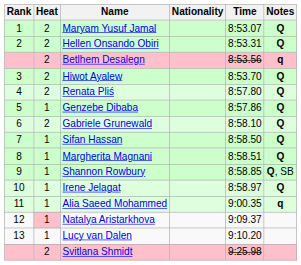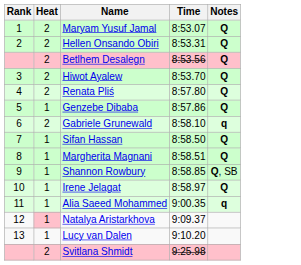- column: (198, 12)
(280, 60) q -> (224, 60) Q
(280, 124) Q -> (224, 124) q
